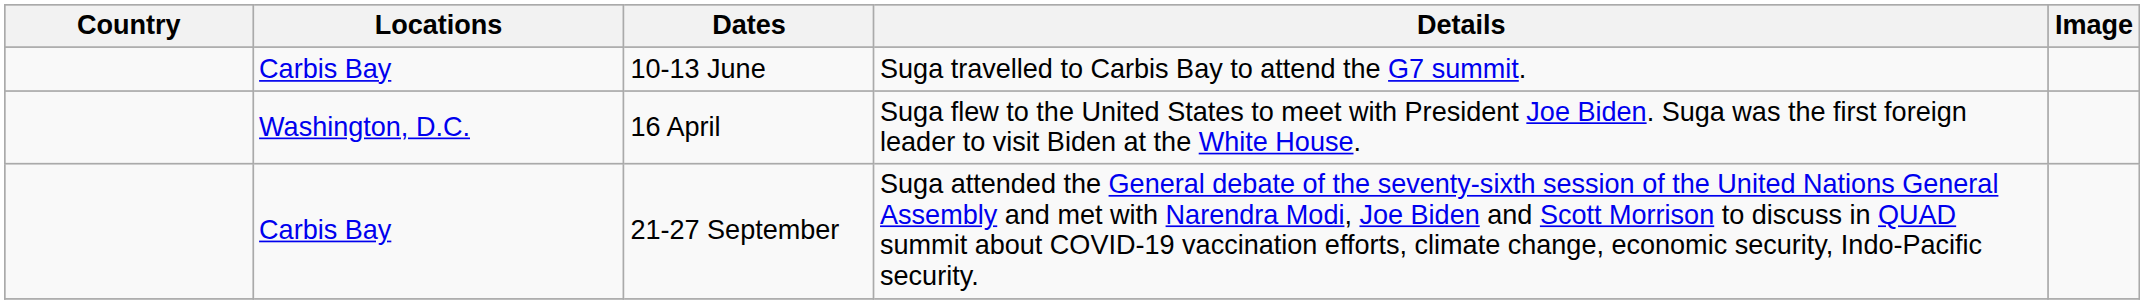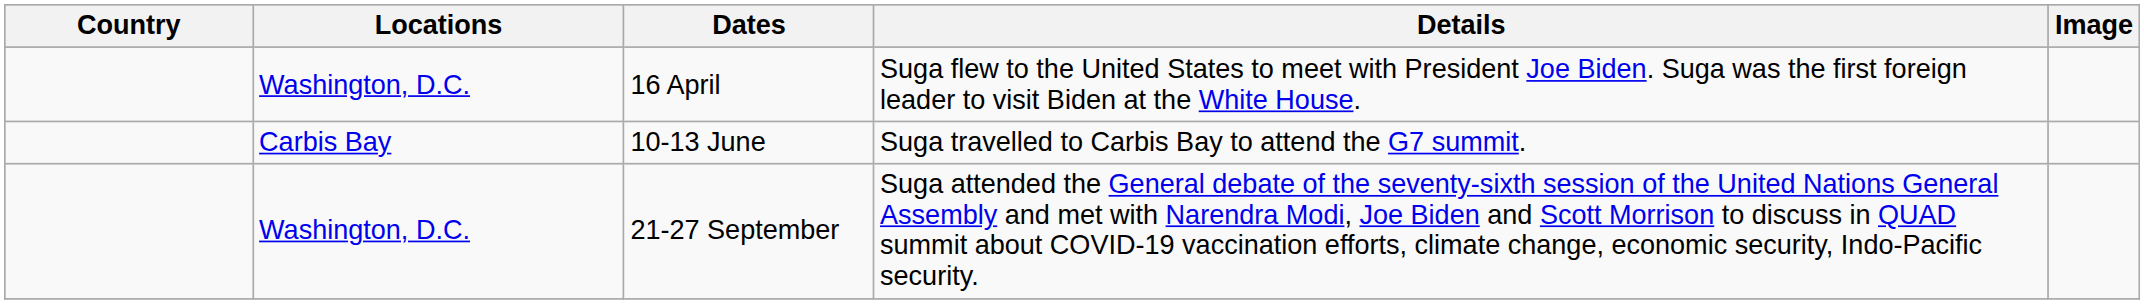rows swapped: (675, 126) <-> (698, 68)
(325, 230) Carbis Bay -> (365, 230) Washington, D.C.
